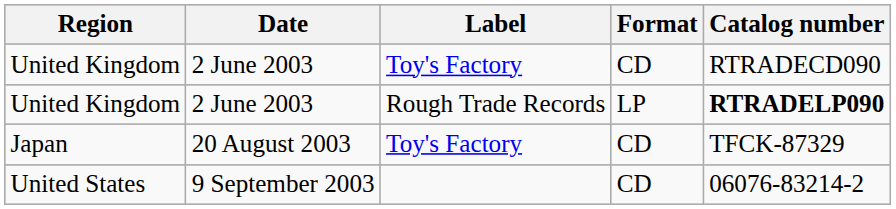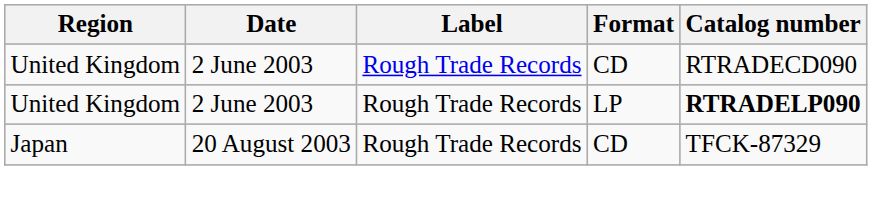(454, 64) Toy's Factory -> (472, 64) Rough Trade Records
(454, 143) Toy's Factory -> (472, 143) Rough Trade Records
- row: (78, 183)
